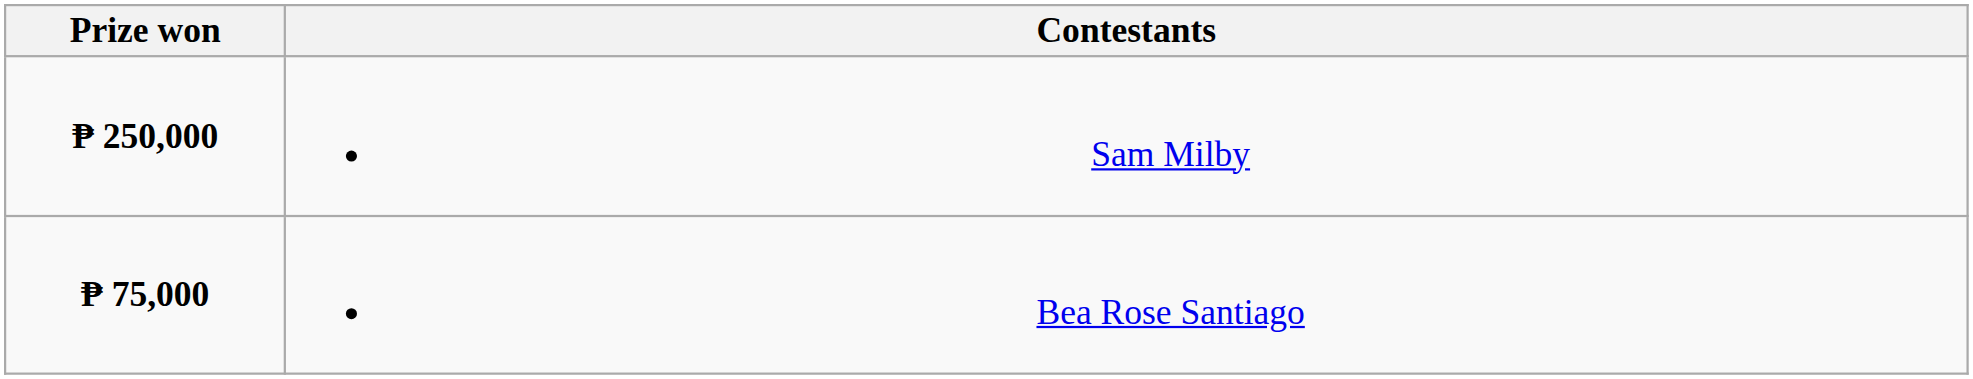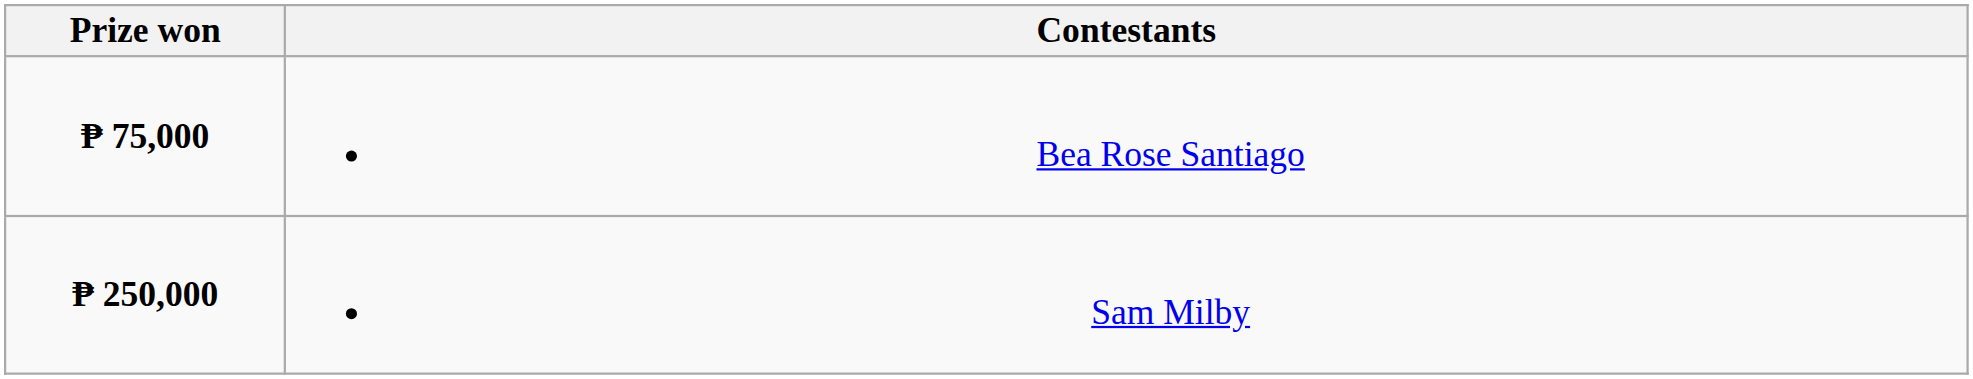rows swapped: (1126, 311) <-> (1126, 153)
